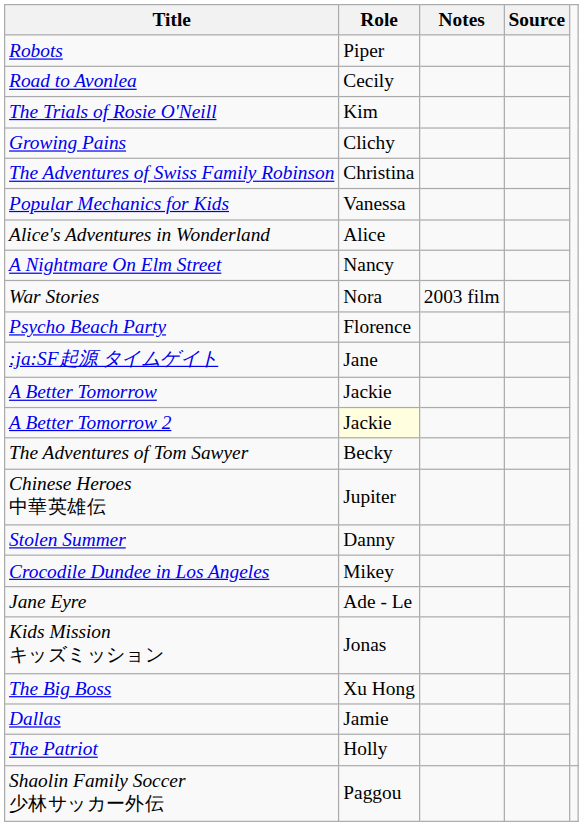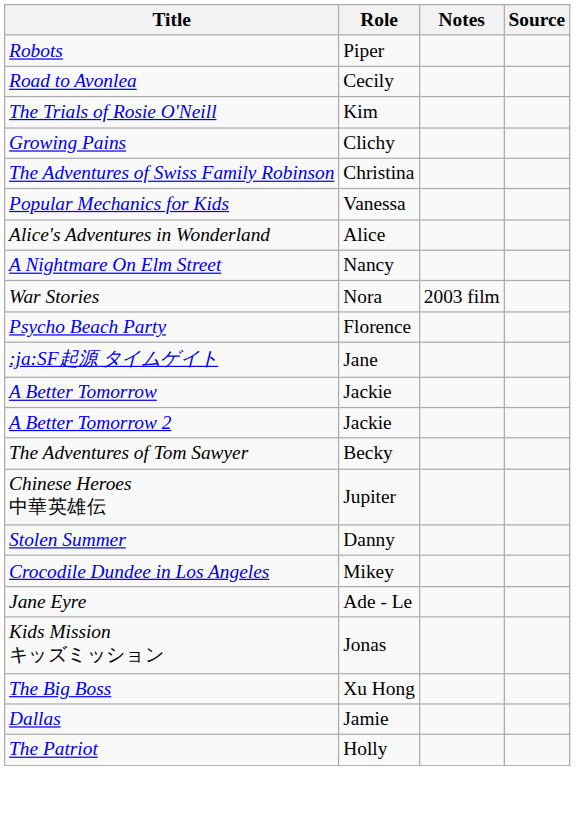(368, 422) lightyellow background -> (368, 422) no background
- row: (97, 791)
